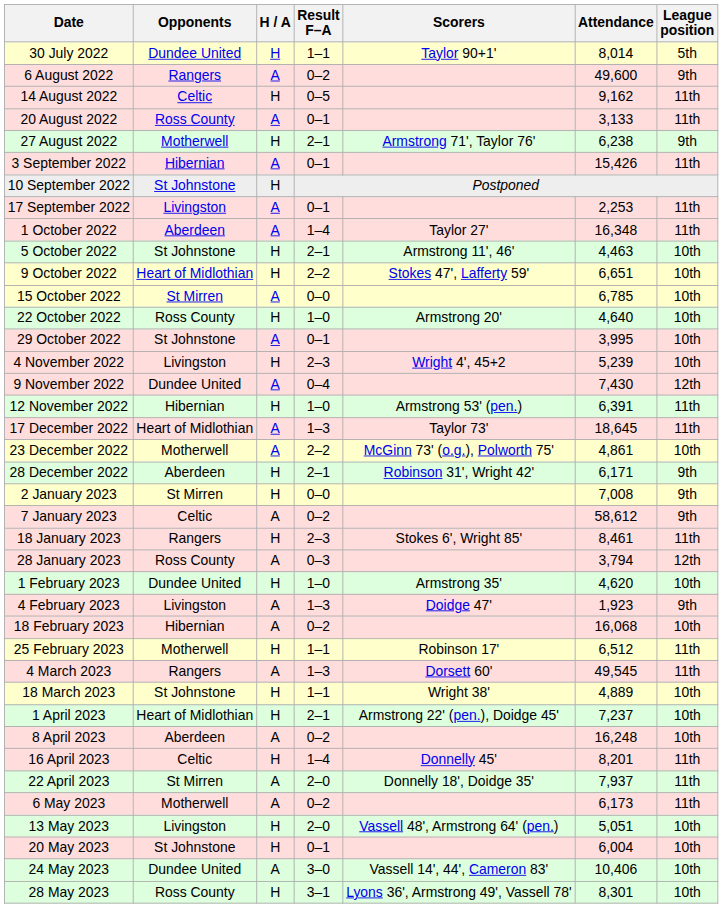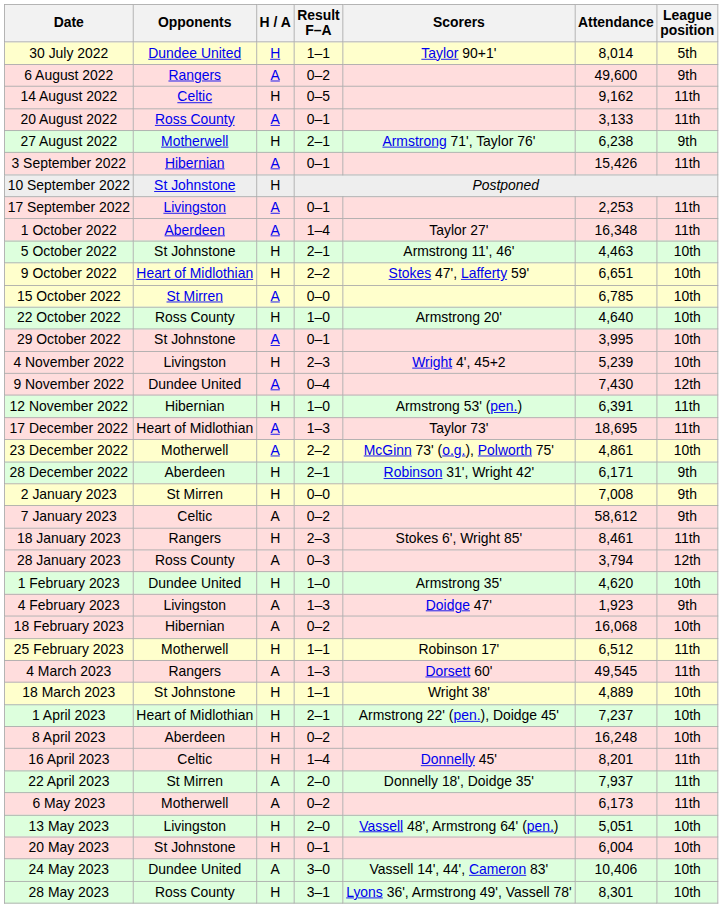(616, 428) 18,645 -> (616, 428) 18,695
(275, 737) A -> (275, 737) H
